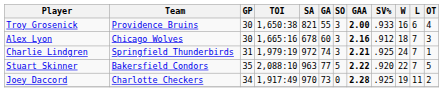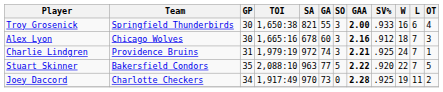(155, 25) Providence Bruins -> (173, 25) Springfield Thunderbirds
(173, 53) Springfield Thunderbirds -> (155, 53) Providence Bruins
